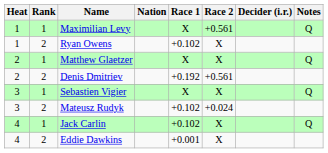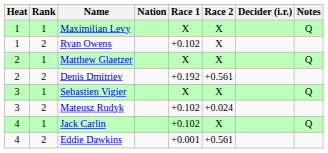(219, 28) +0.561 -> (219, 28) X
(219, 140) X -> (219, 140) +0.561
